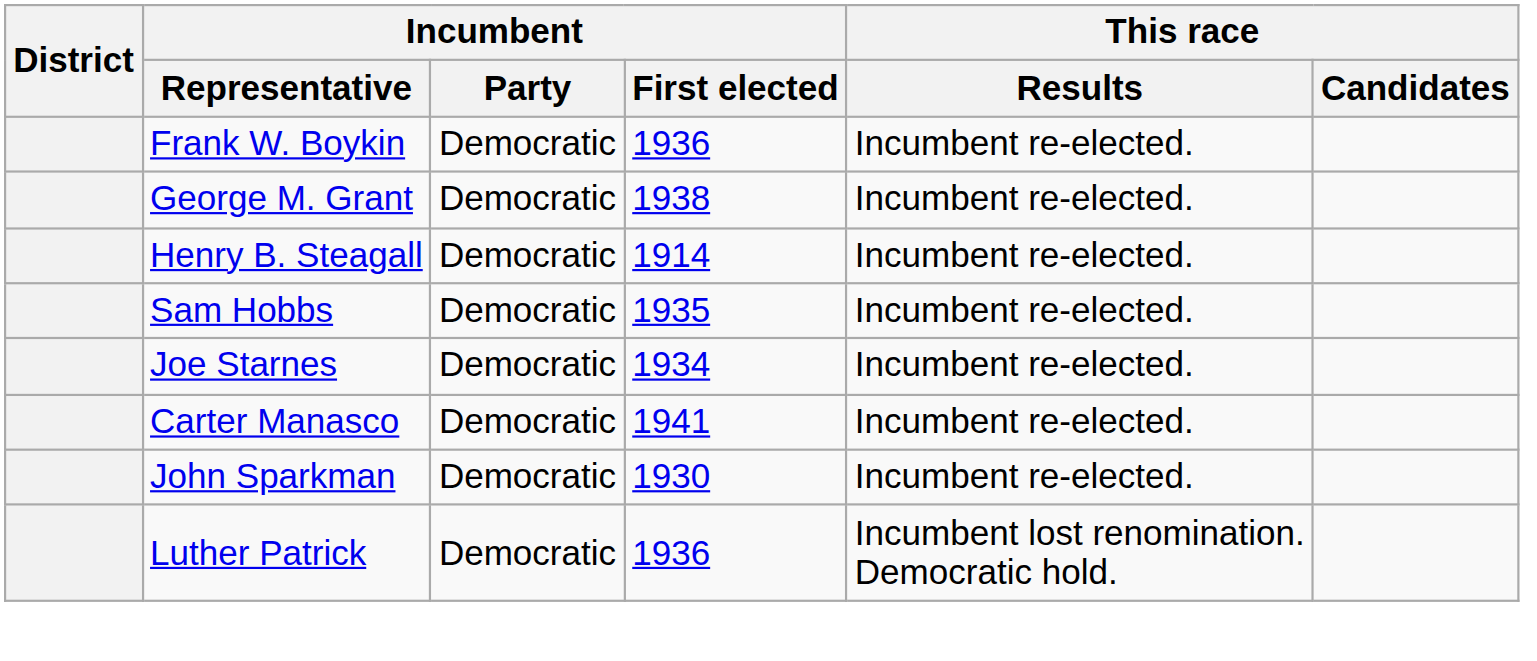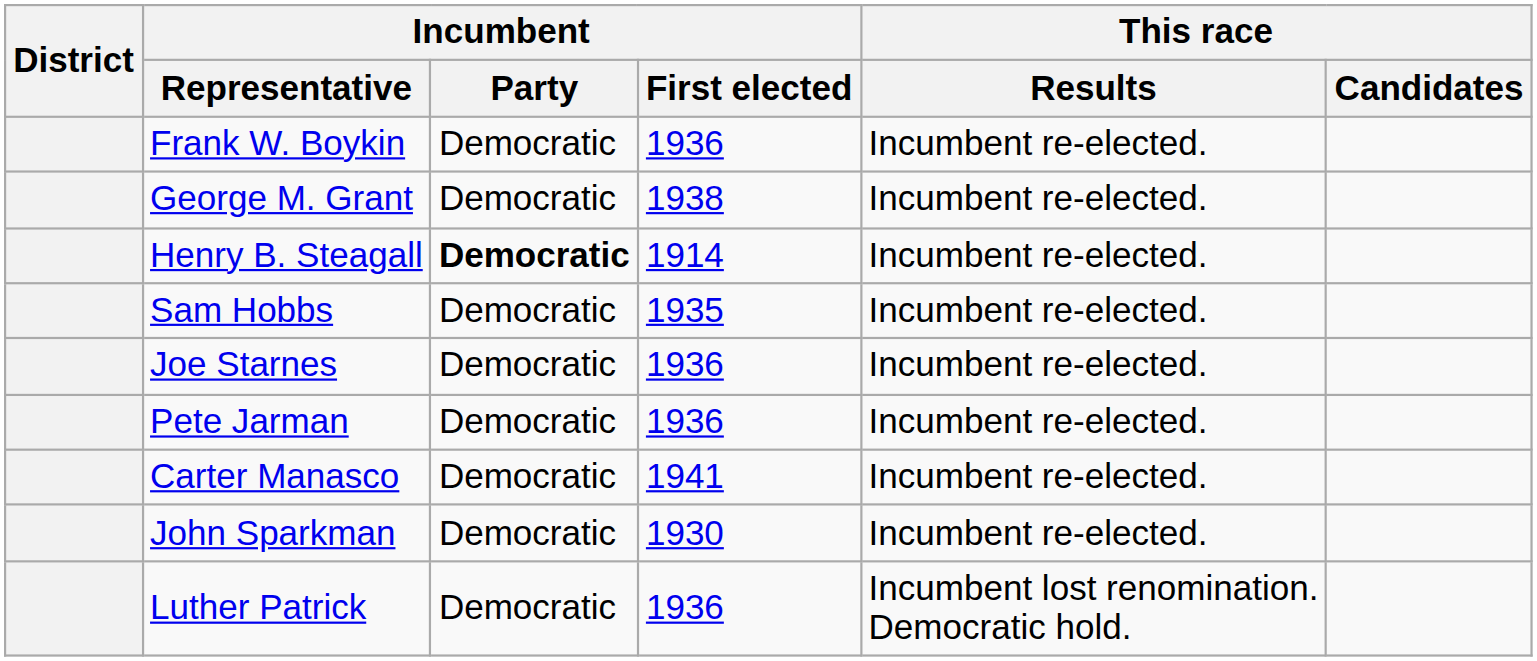(527, 254) normal -> (534, 254) bold
(671, 365) 1934 -> (685, 365) 1936
+ row: (249, 421)
